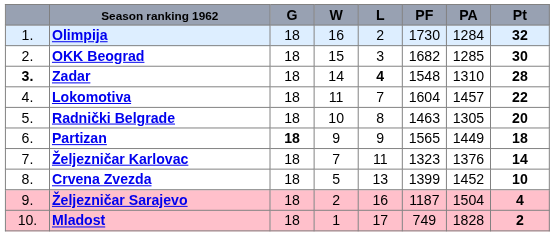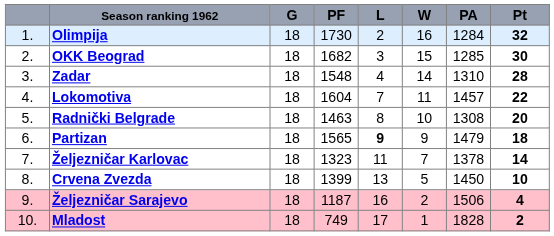columns swapped: (336, 15) <-> (424, 15)
(27, 77) bold -> (27, 77) normal
(380, 77) bold -> (380, 77) normal
(468, 118) 1305 -> (468, 118) 1308
(292, 138) bold -> (292, 138) normal
(380, 138) normal -> (380, 138) bold
(468, 138) 1449 -> (468, 138) 1479
(468, 159) 1376 -> (468, 159) 1378
(468, 179) 1452 -> (468, 179) 1450
(468, 200) 1504 -> (468, 200) 1506
